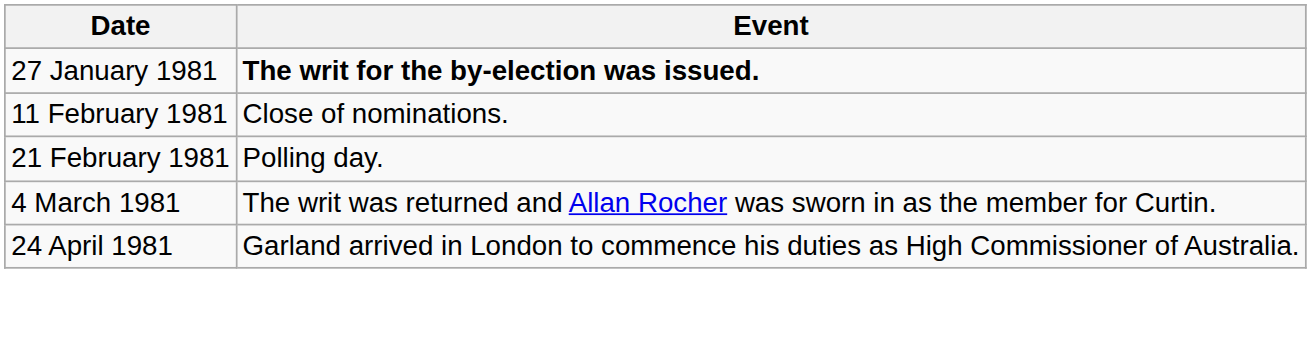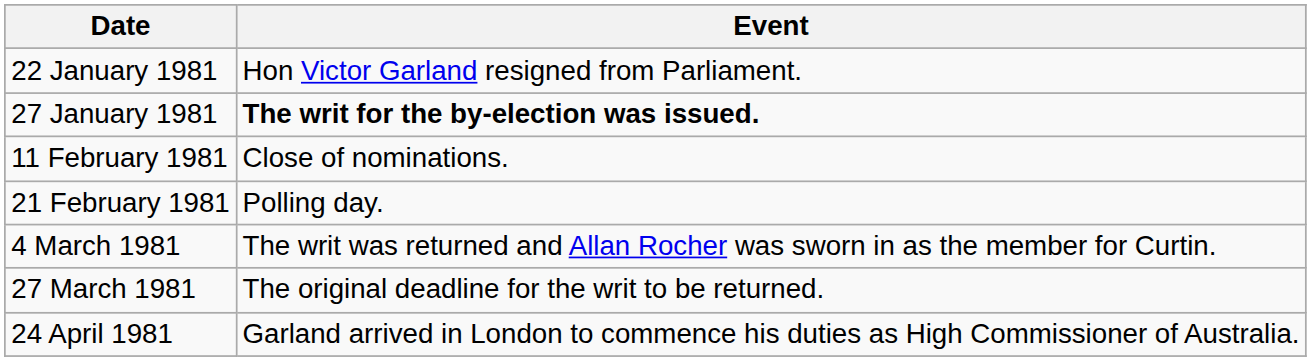+ row: (114, 70)
+ row: (104, 289)
